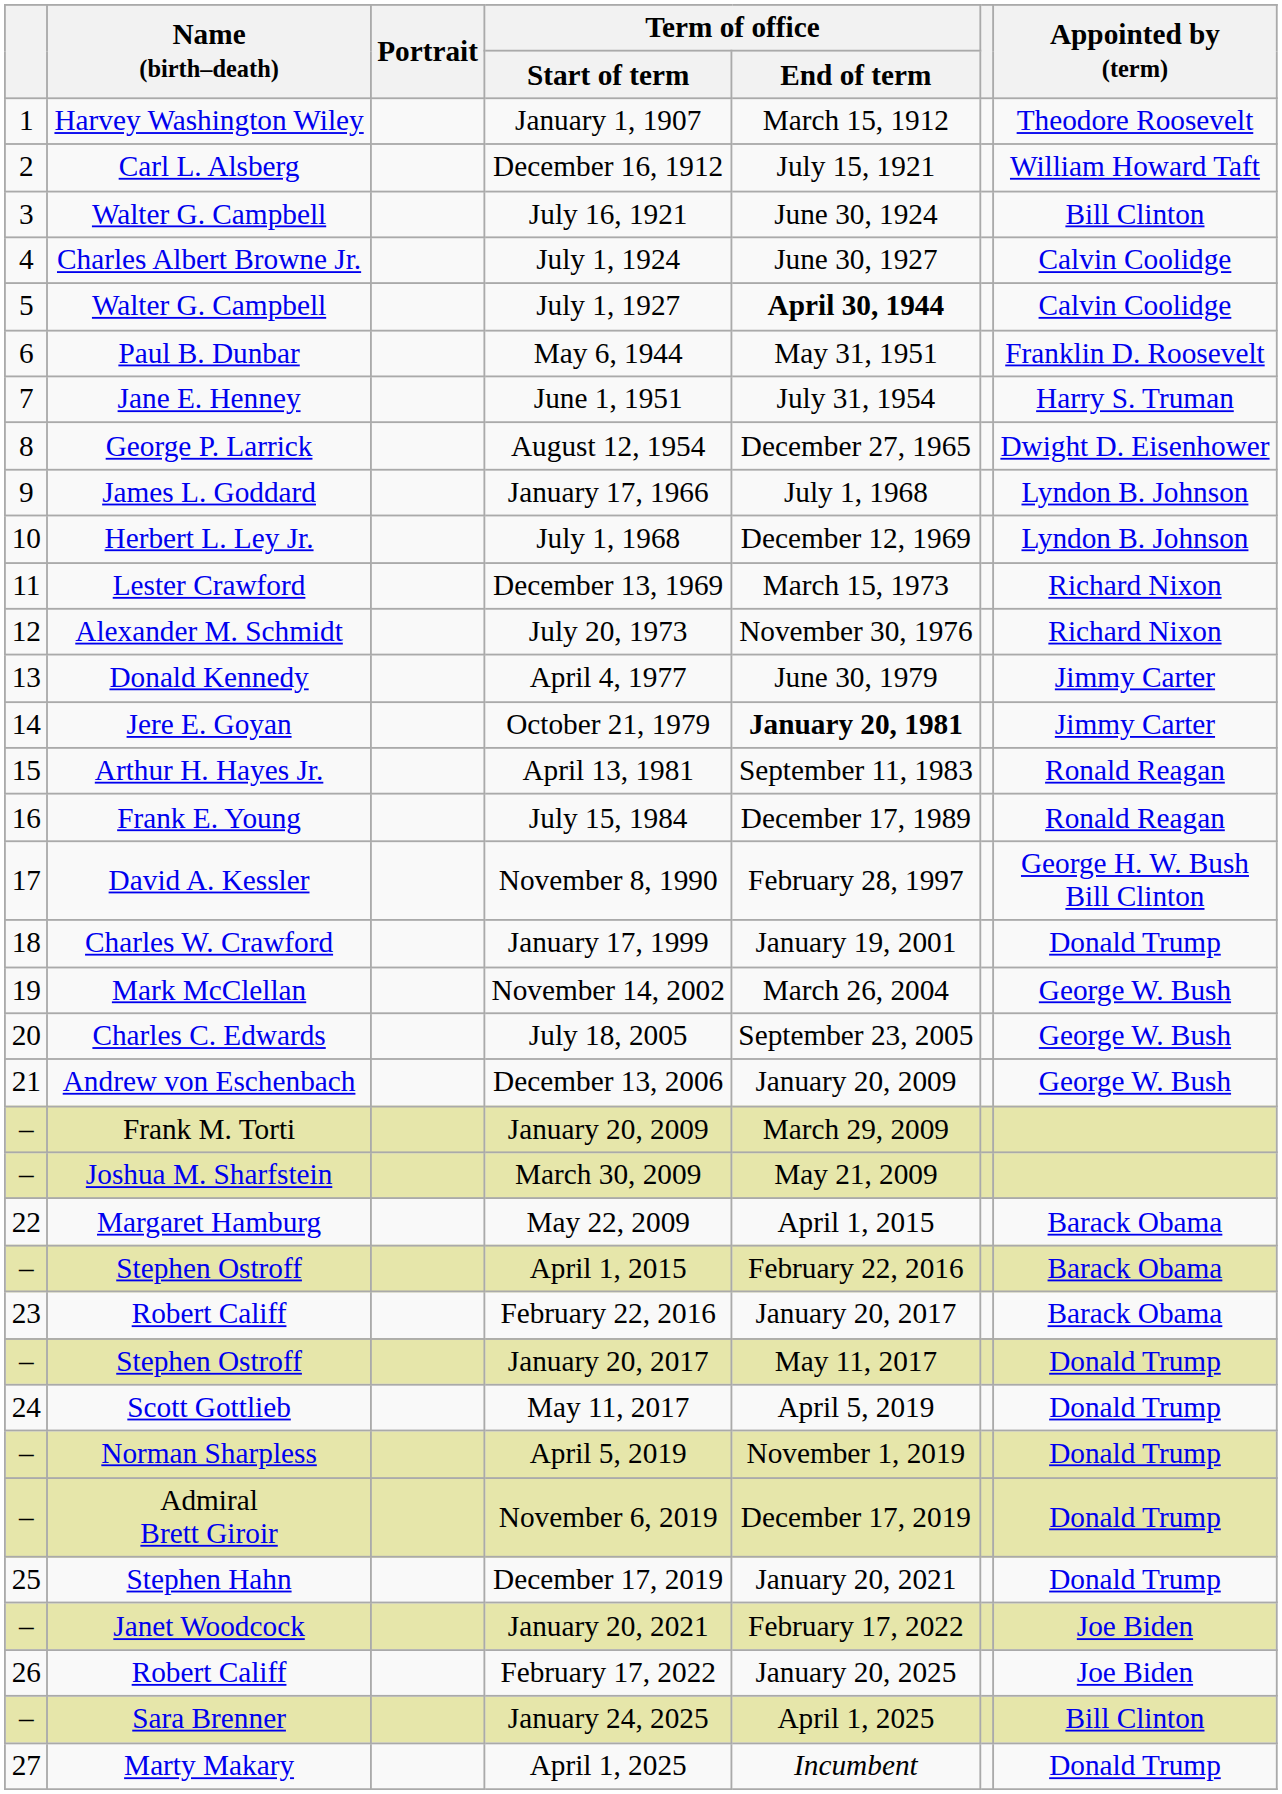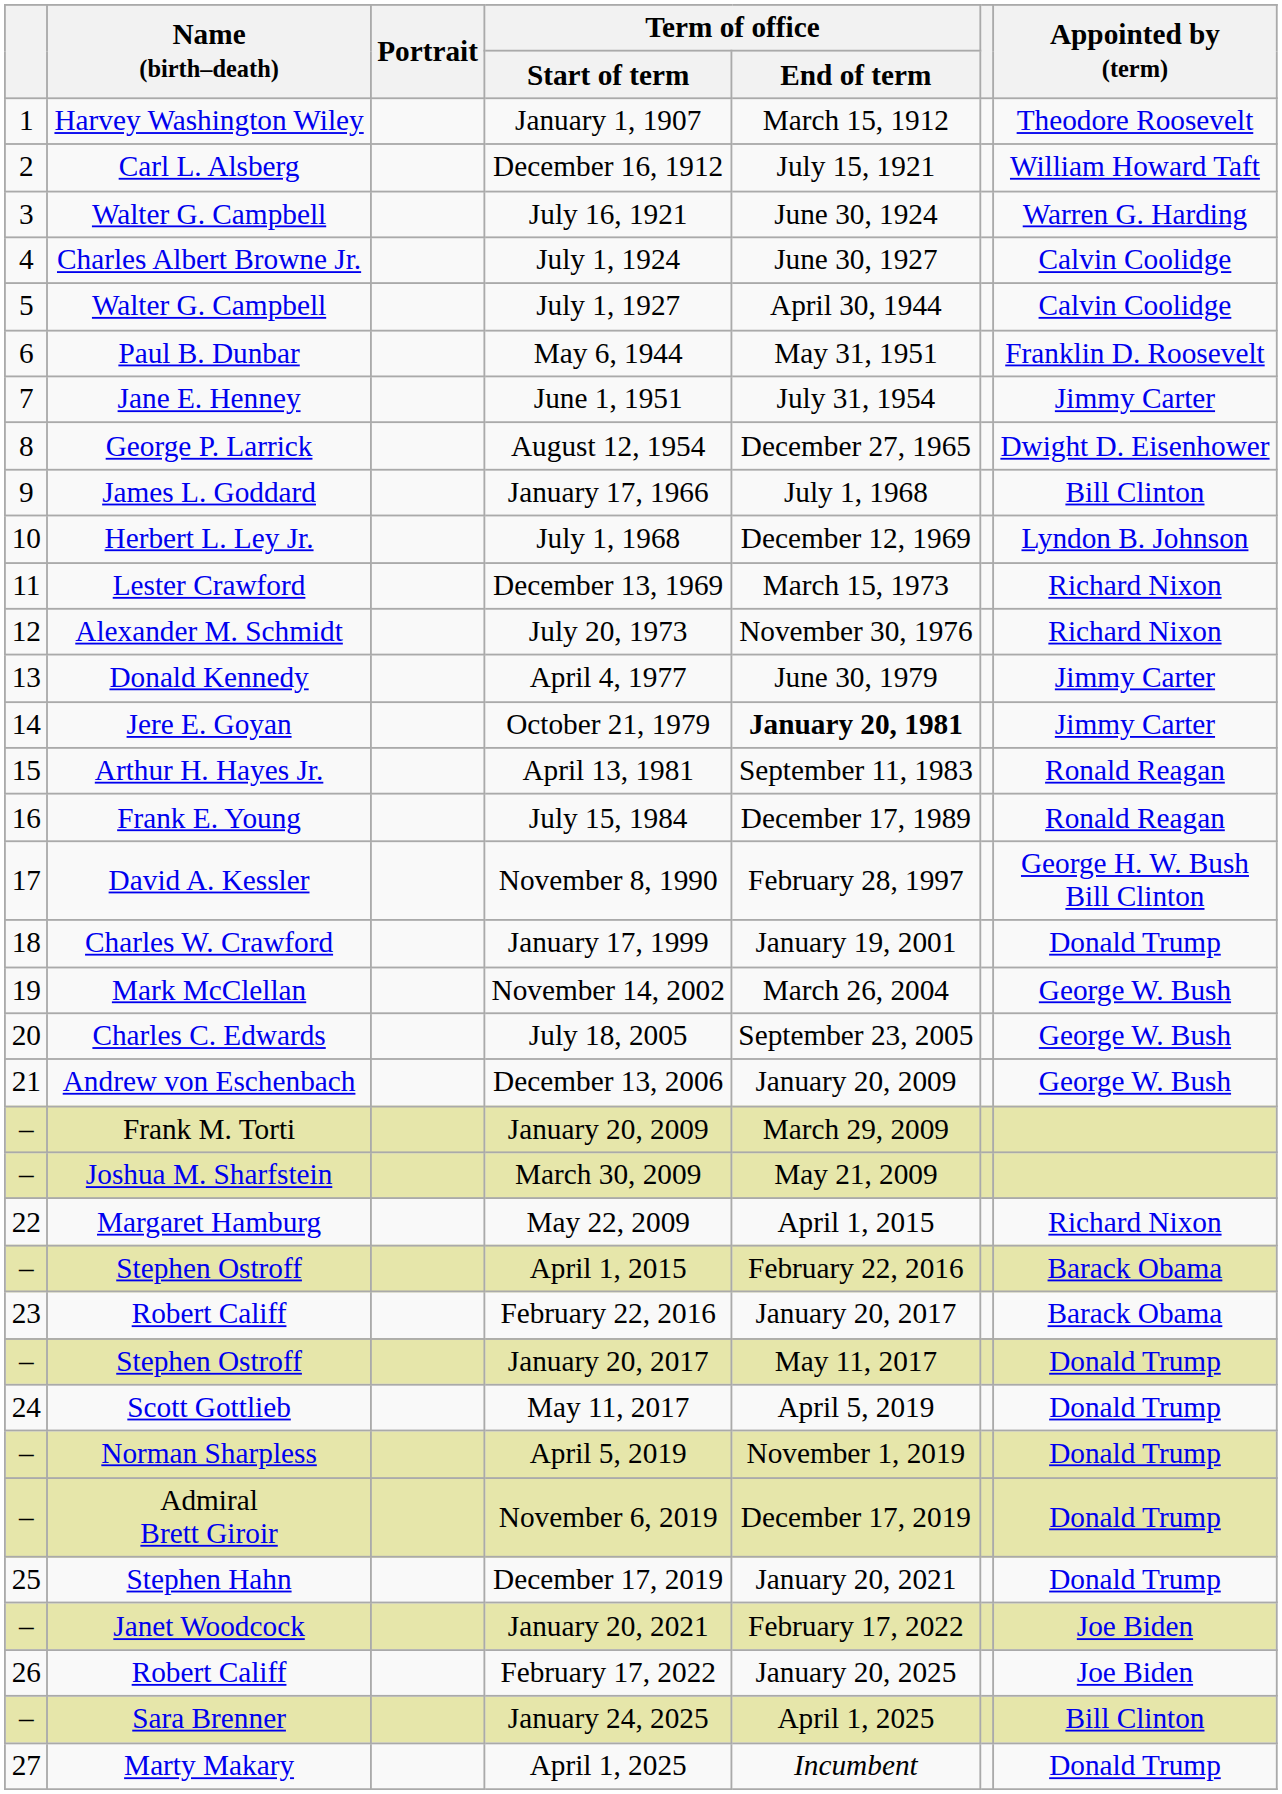(1135, 213) Bill Clinton -> (1135, 213) Warren G. Harding
(856, 306) bold -> (856, 306) normal
(1135, 399) Harry S. Truman -> (1135, 399) Jimmy Carter
(1135, 492) Lyndon B. Johnson -> (1135, 492) Bill Clinton
(1135, 1221) Barack Obama -> (1135, 1221) Richard Nixon
